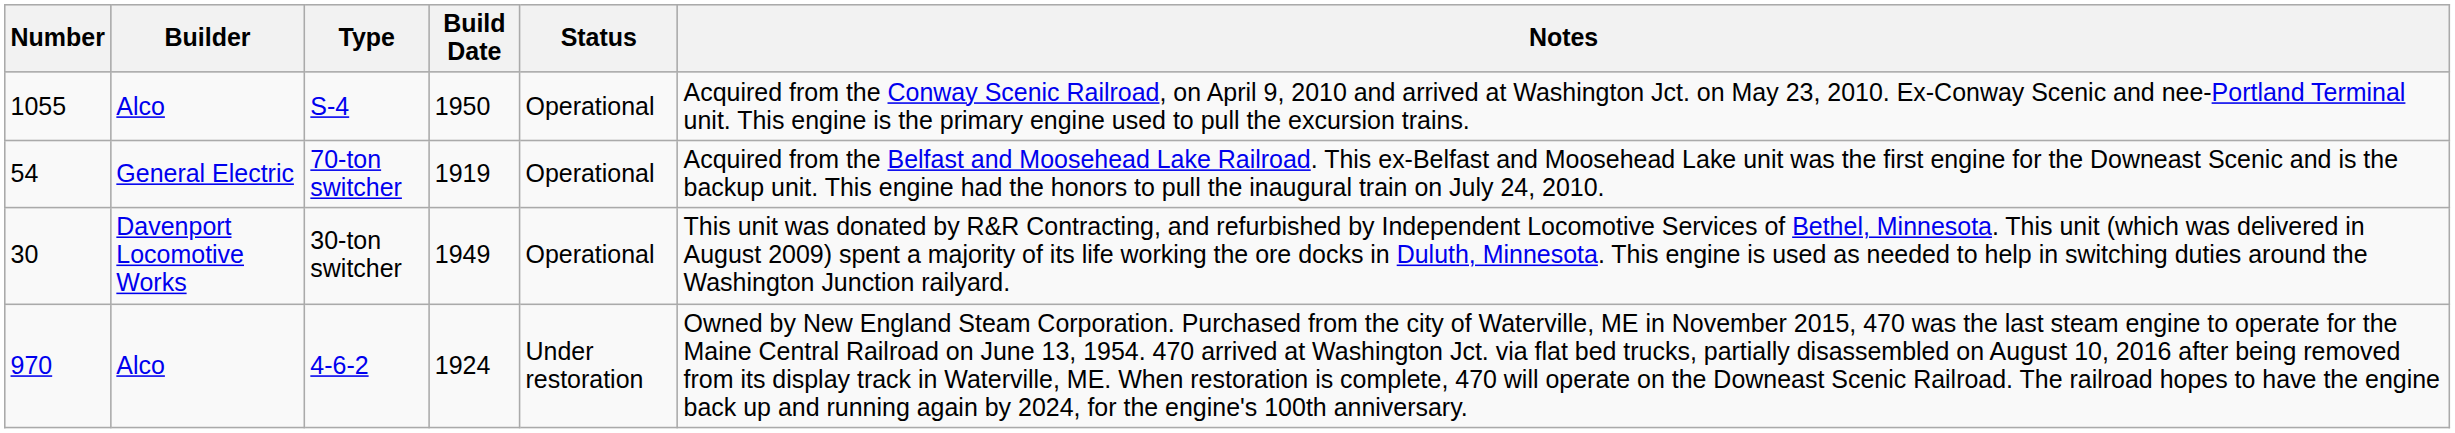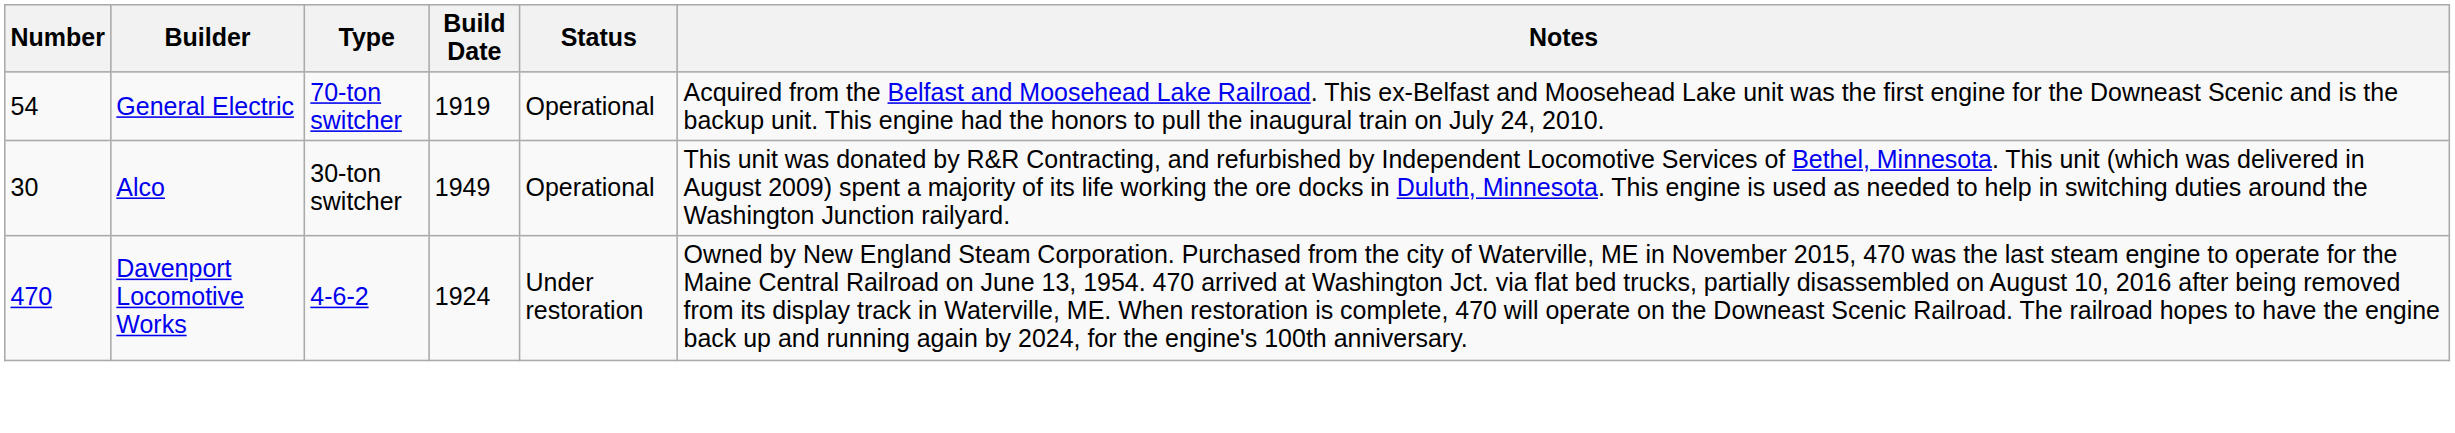- row: (330, 105)
(180, 255) Davenport Locomotive Works -> (141, 187) Alco
(31, 365) 970 -> (31, 297) 470
(141, 365) Alco -> (180, 297) Davenport Locomotive Works
